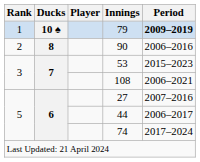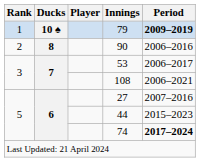(169, 64) 2015–2023 -> (169, 64) 2006–2017
(169, 115) 2006–2017 -> (169, 115) 2015–2023
(169, 132) normal -> (169, 132) bold
